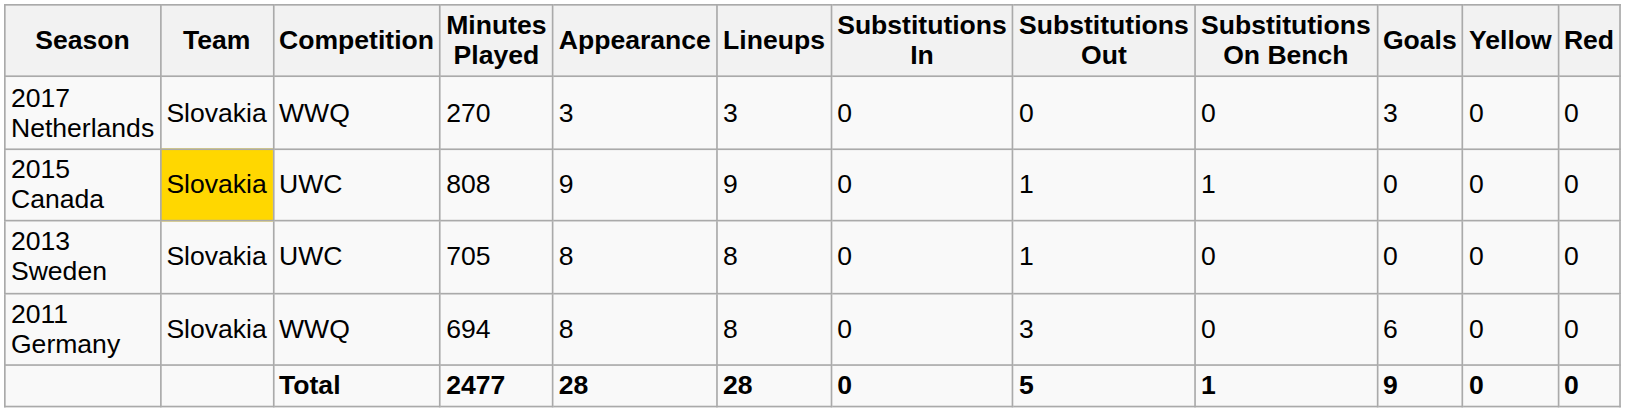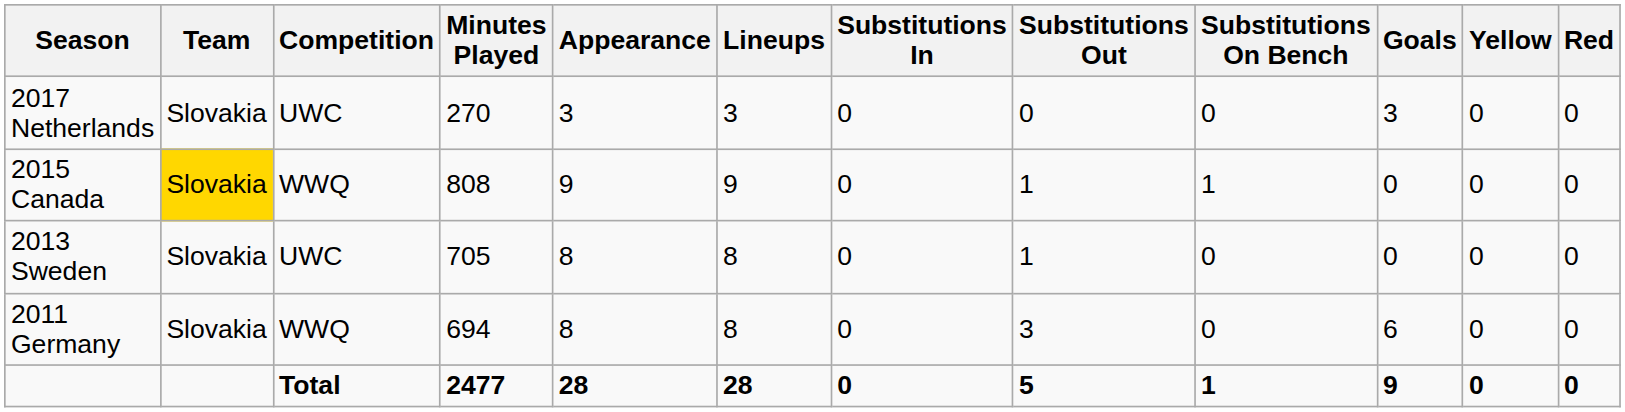(314, 112) WWQ -> (311, 112) UWC
(311, 184) UWC -> (314, 184) WWQ
